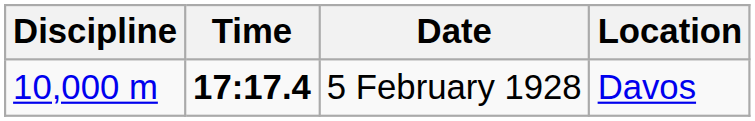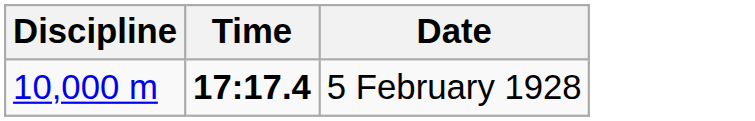- column: (670, 32)
